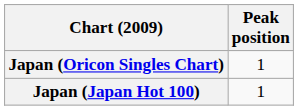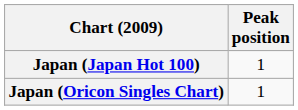rows swapped: (116, 64) <-> (116, 91)
